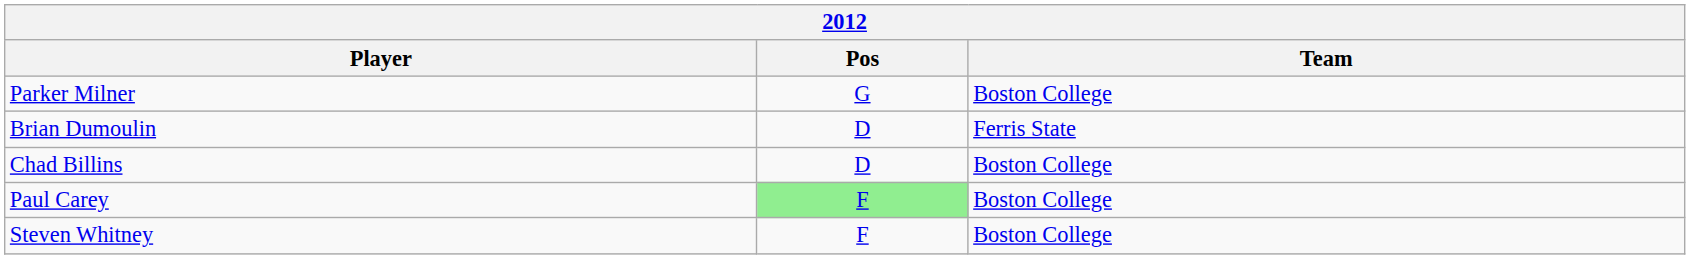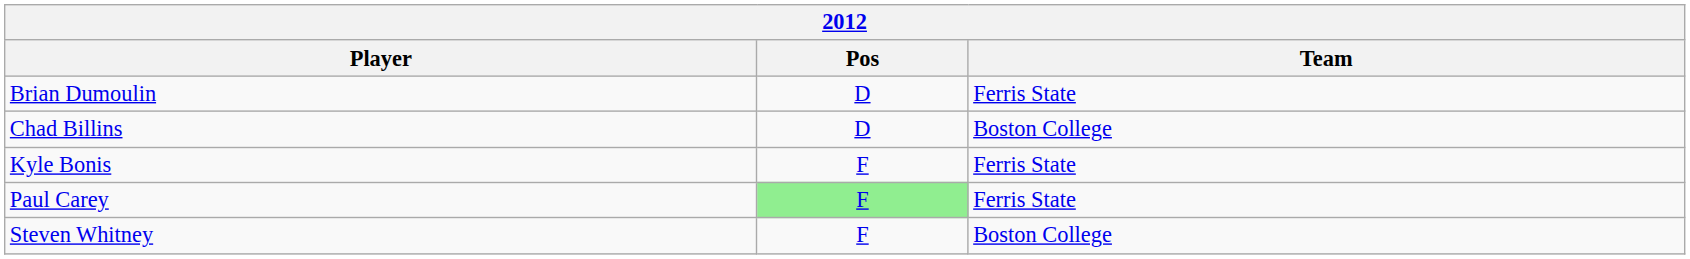- row: (72, 93)
+ row: (61, 164)
(1043, 199) Boston College -> (1025, 199) Ferris State
